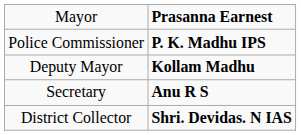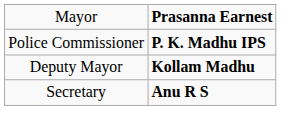- row: (76, 117)
